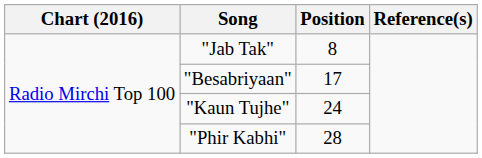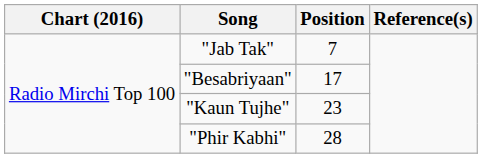(333, 49) 8 -> (333, 49) 7
(333, 108) 24 -> (333, 108) 23
